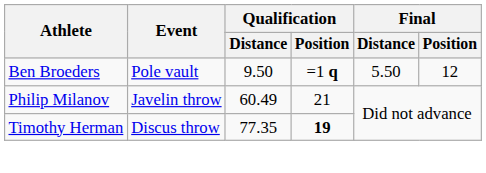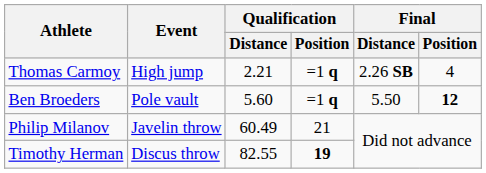+ row: (64, 72)
(258, 72) 9.50 -> (258, 99) 5.60
(450, 72) normal -> (450, 99) bold
(258, 127) 77.35 -> (258, 154) 82.55
